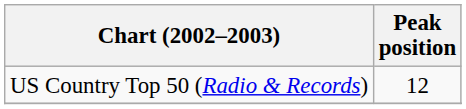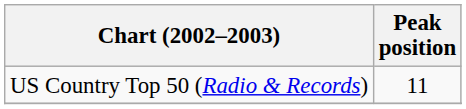(417, 84) 12 -> (417, 84) 11
